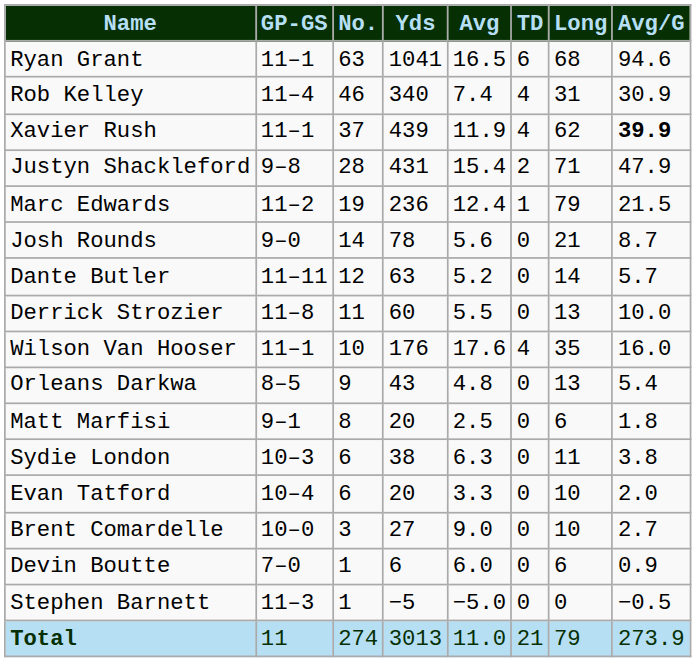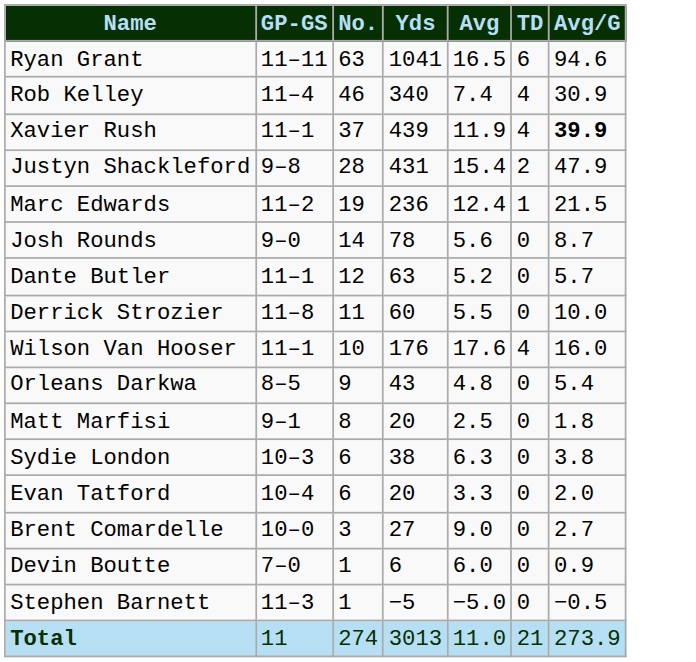- column: (581, 23)
(288, 59) 11–1 -> (294, 59) 11–11
(294, 277) 11–11 -> (288, 277) 11–1
